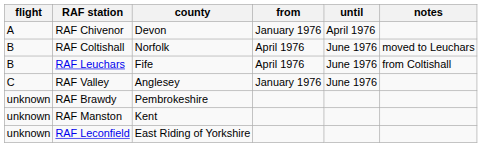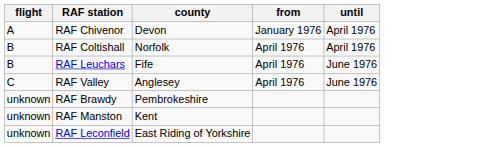- column: (428, 13)
(352, 47) June 1976 -> (351, 47) April 1976
(288, 82) January 1976 -> (280, 82) April 1976
